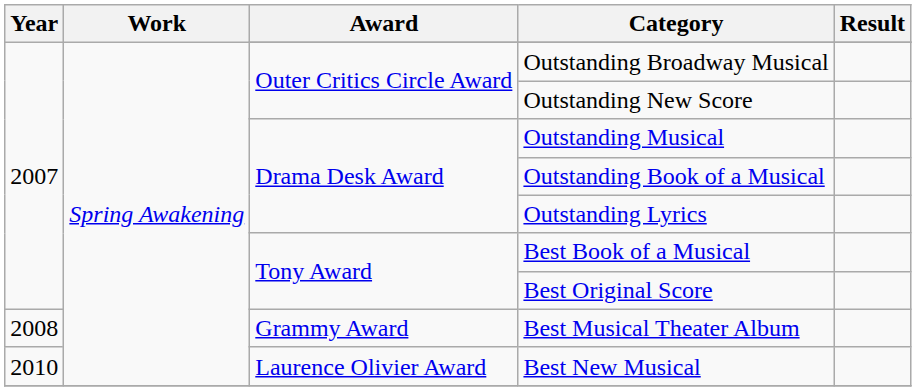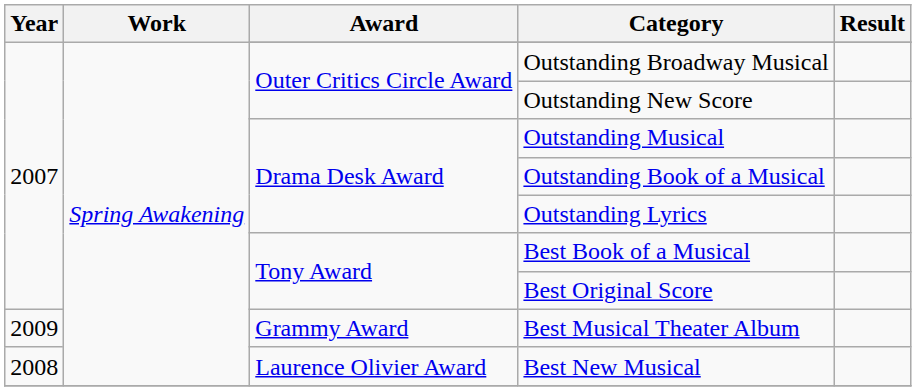(34, 328) 2008 -> (34, 328) 2009
(34, 366) 2010 -> (34, 366) 2008
